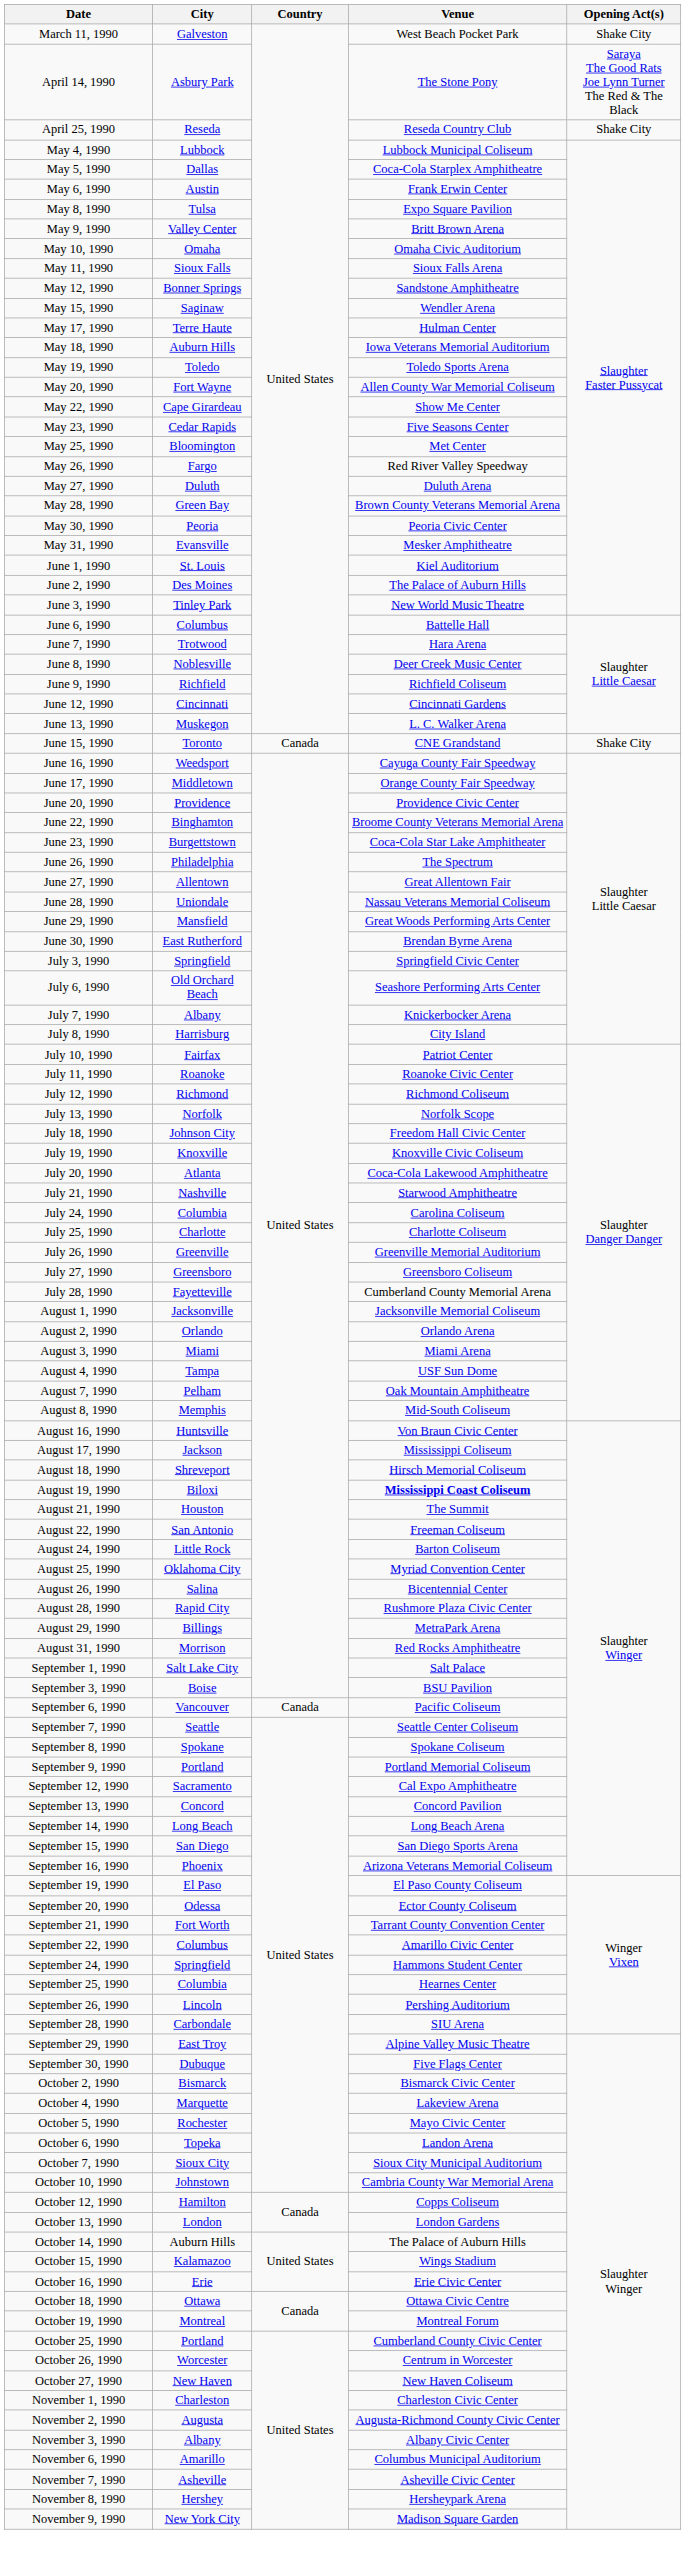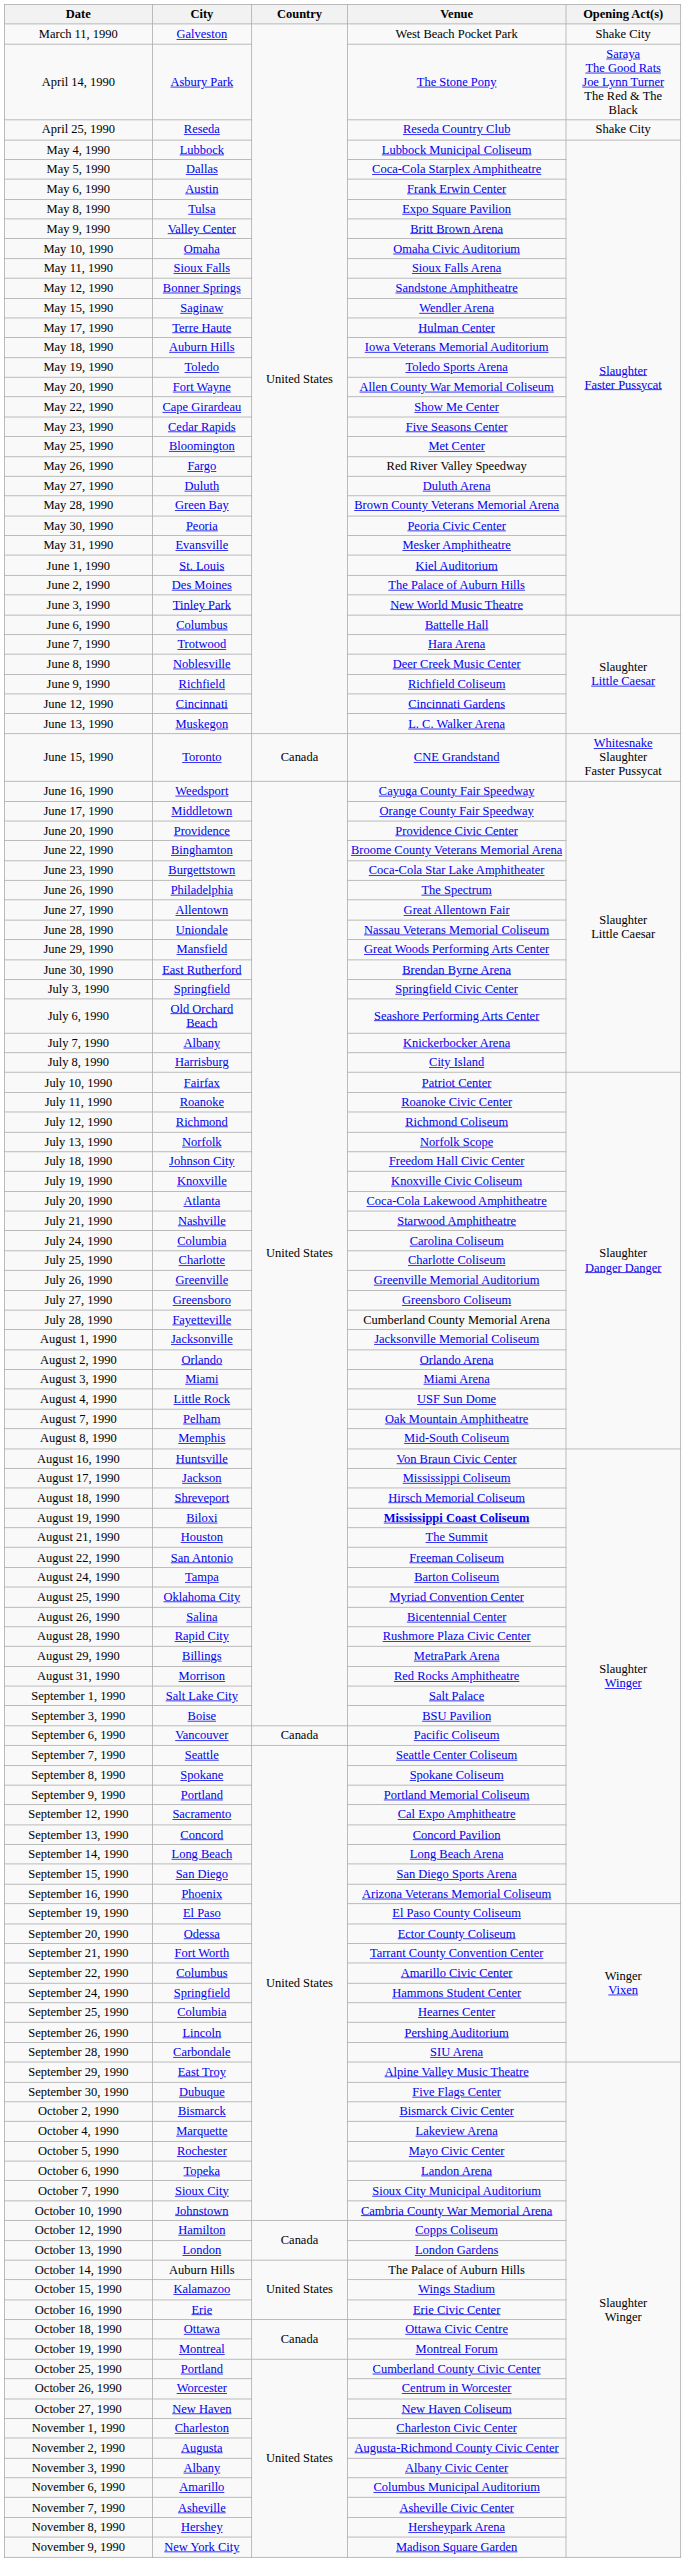(624, 743) Shake City -> (623, 757) Whitesnake Slaughter Faster Pussycat
(202, 1371) Tampa -> (202, 1399) Little Rock
(202, 1549) Little Rock -> (202, 1577) Tampa
